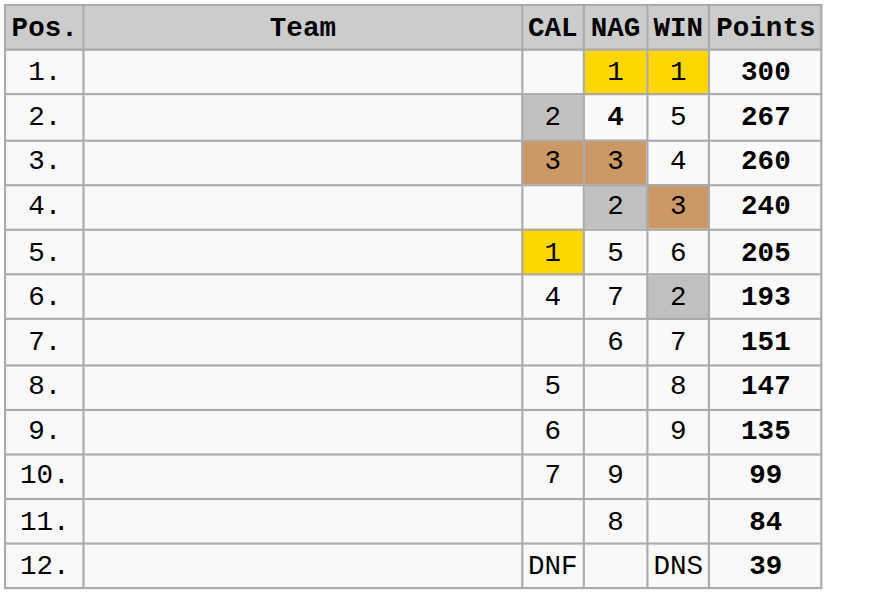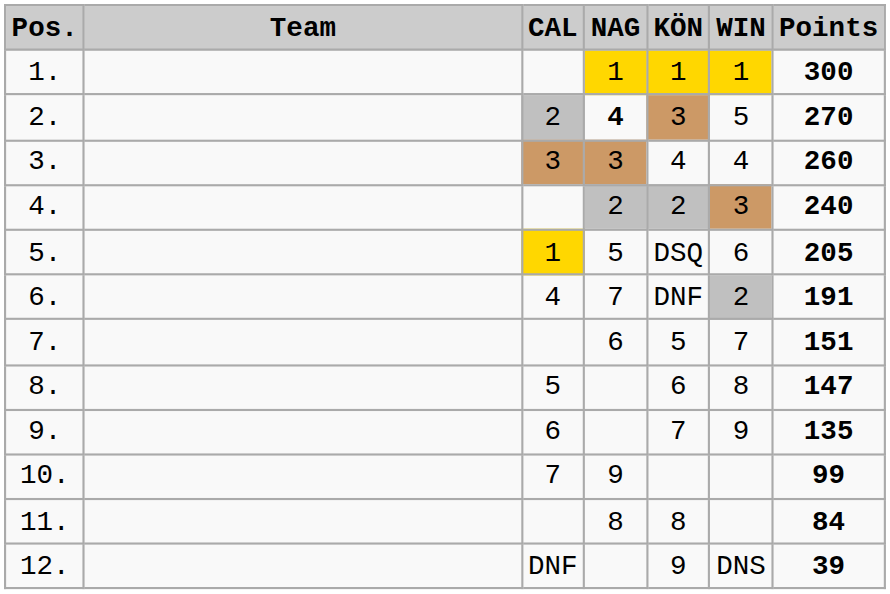+ column: (678, 28)
(766, 117) 267 -> (829, 117) 270
(766, 297) 193 -> (829, 297) 191
